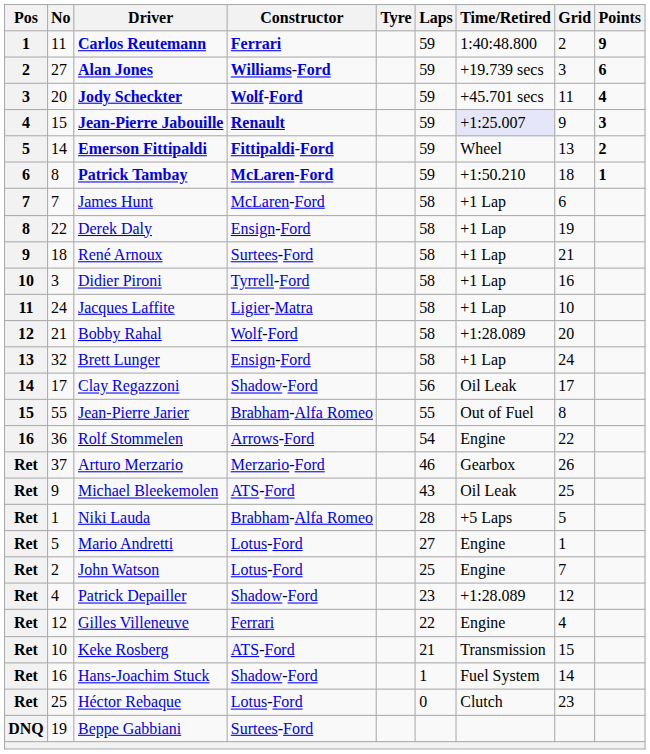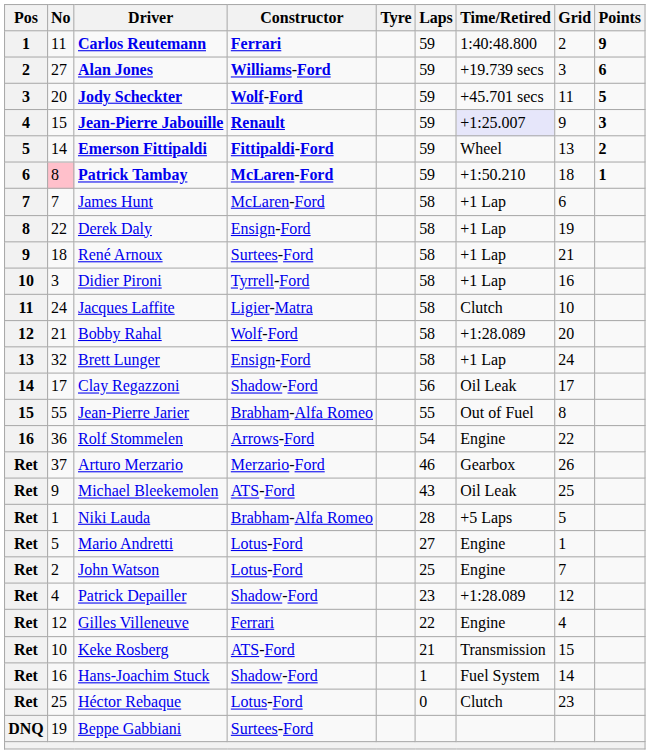(602, 96) 4 -> (602, 96) 5
(55, 175) no background -> (55, 175) pink background
(483, 307) +1 Lap -> (482, 307) Clutch
